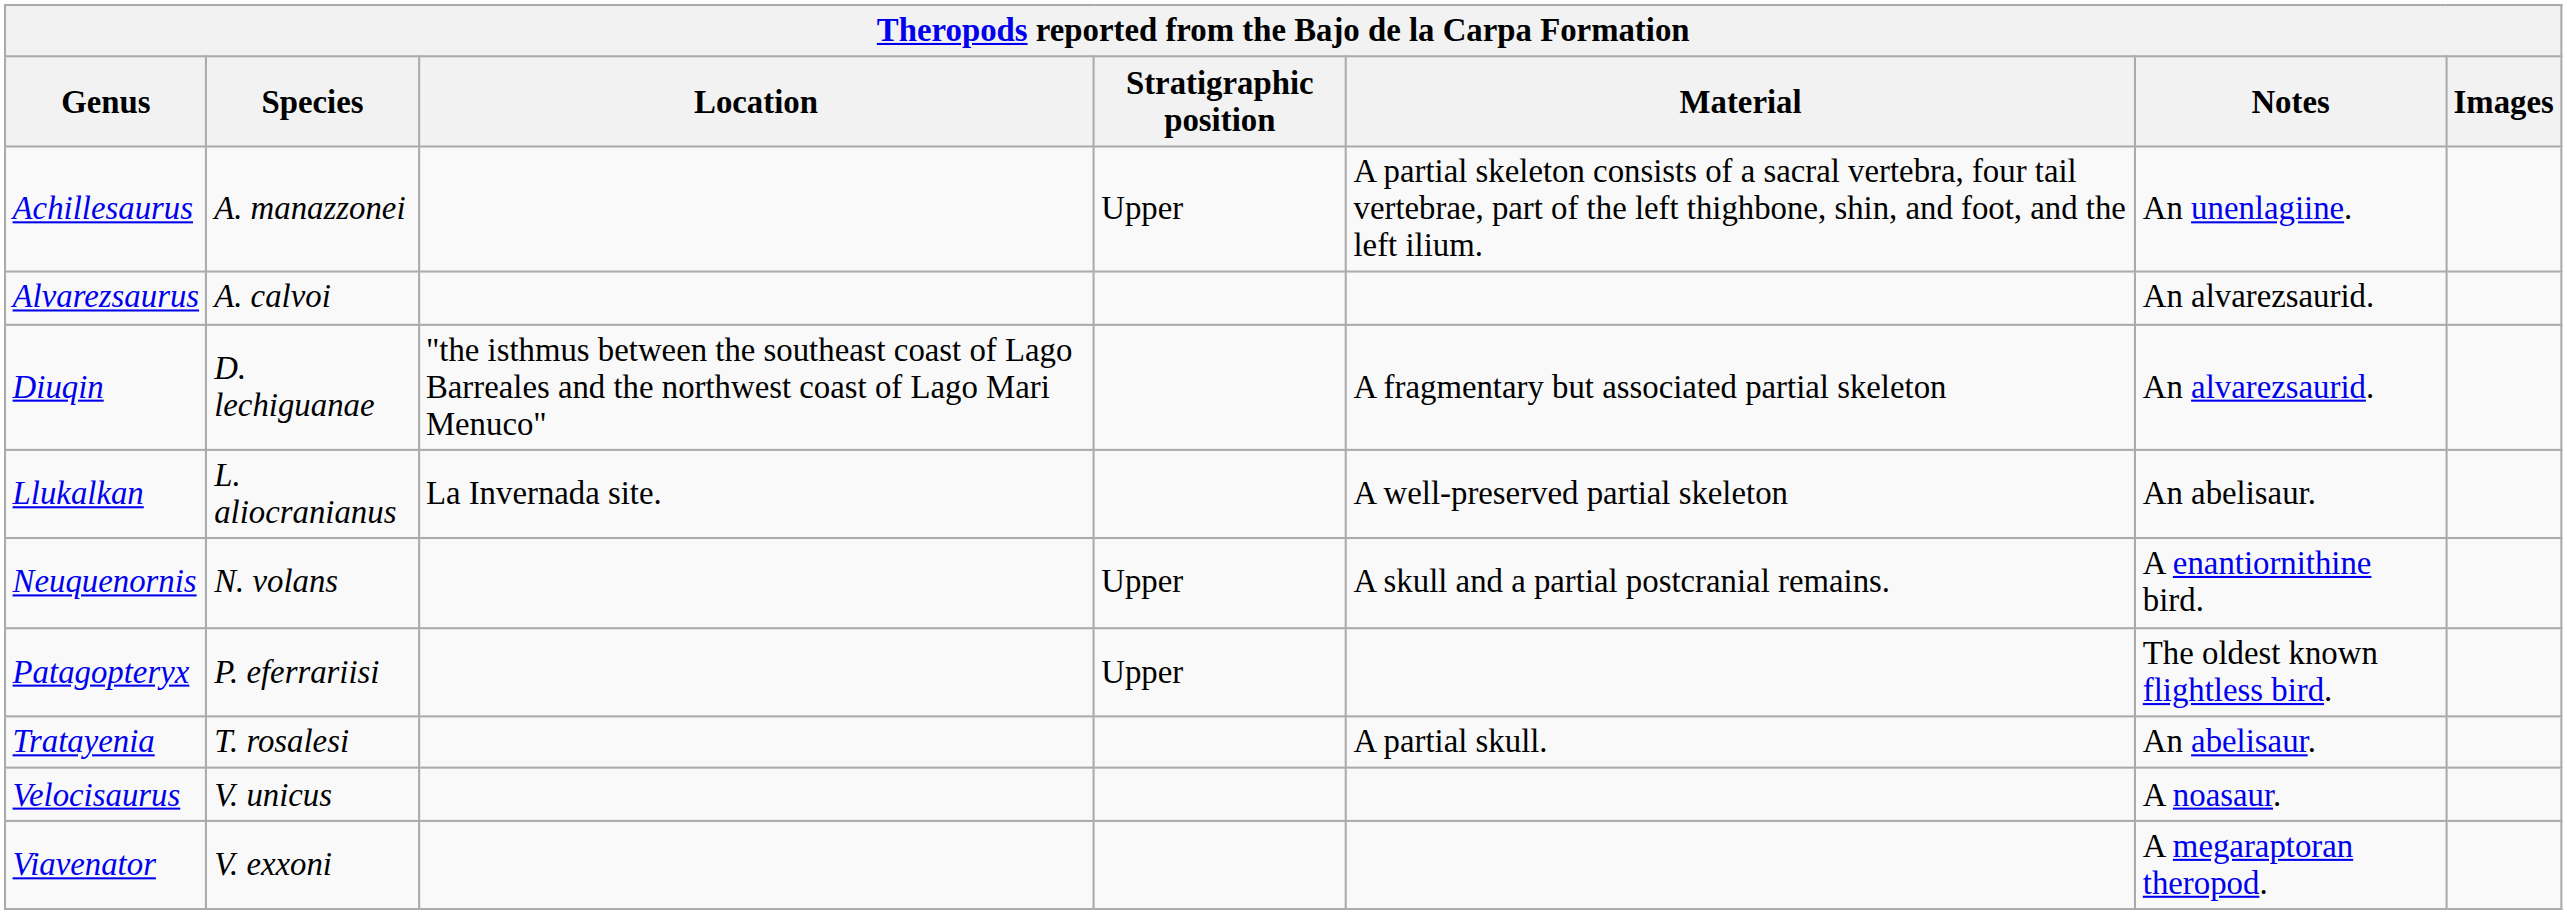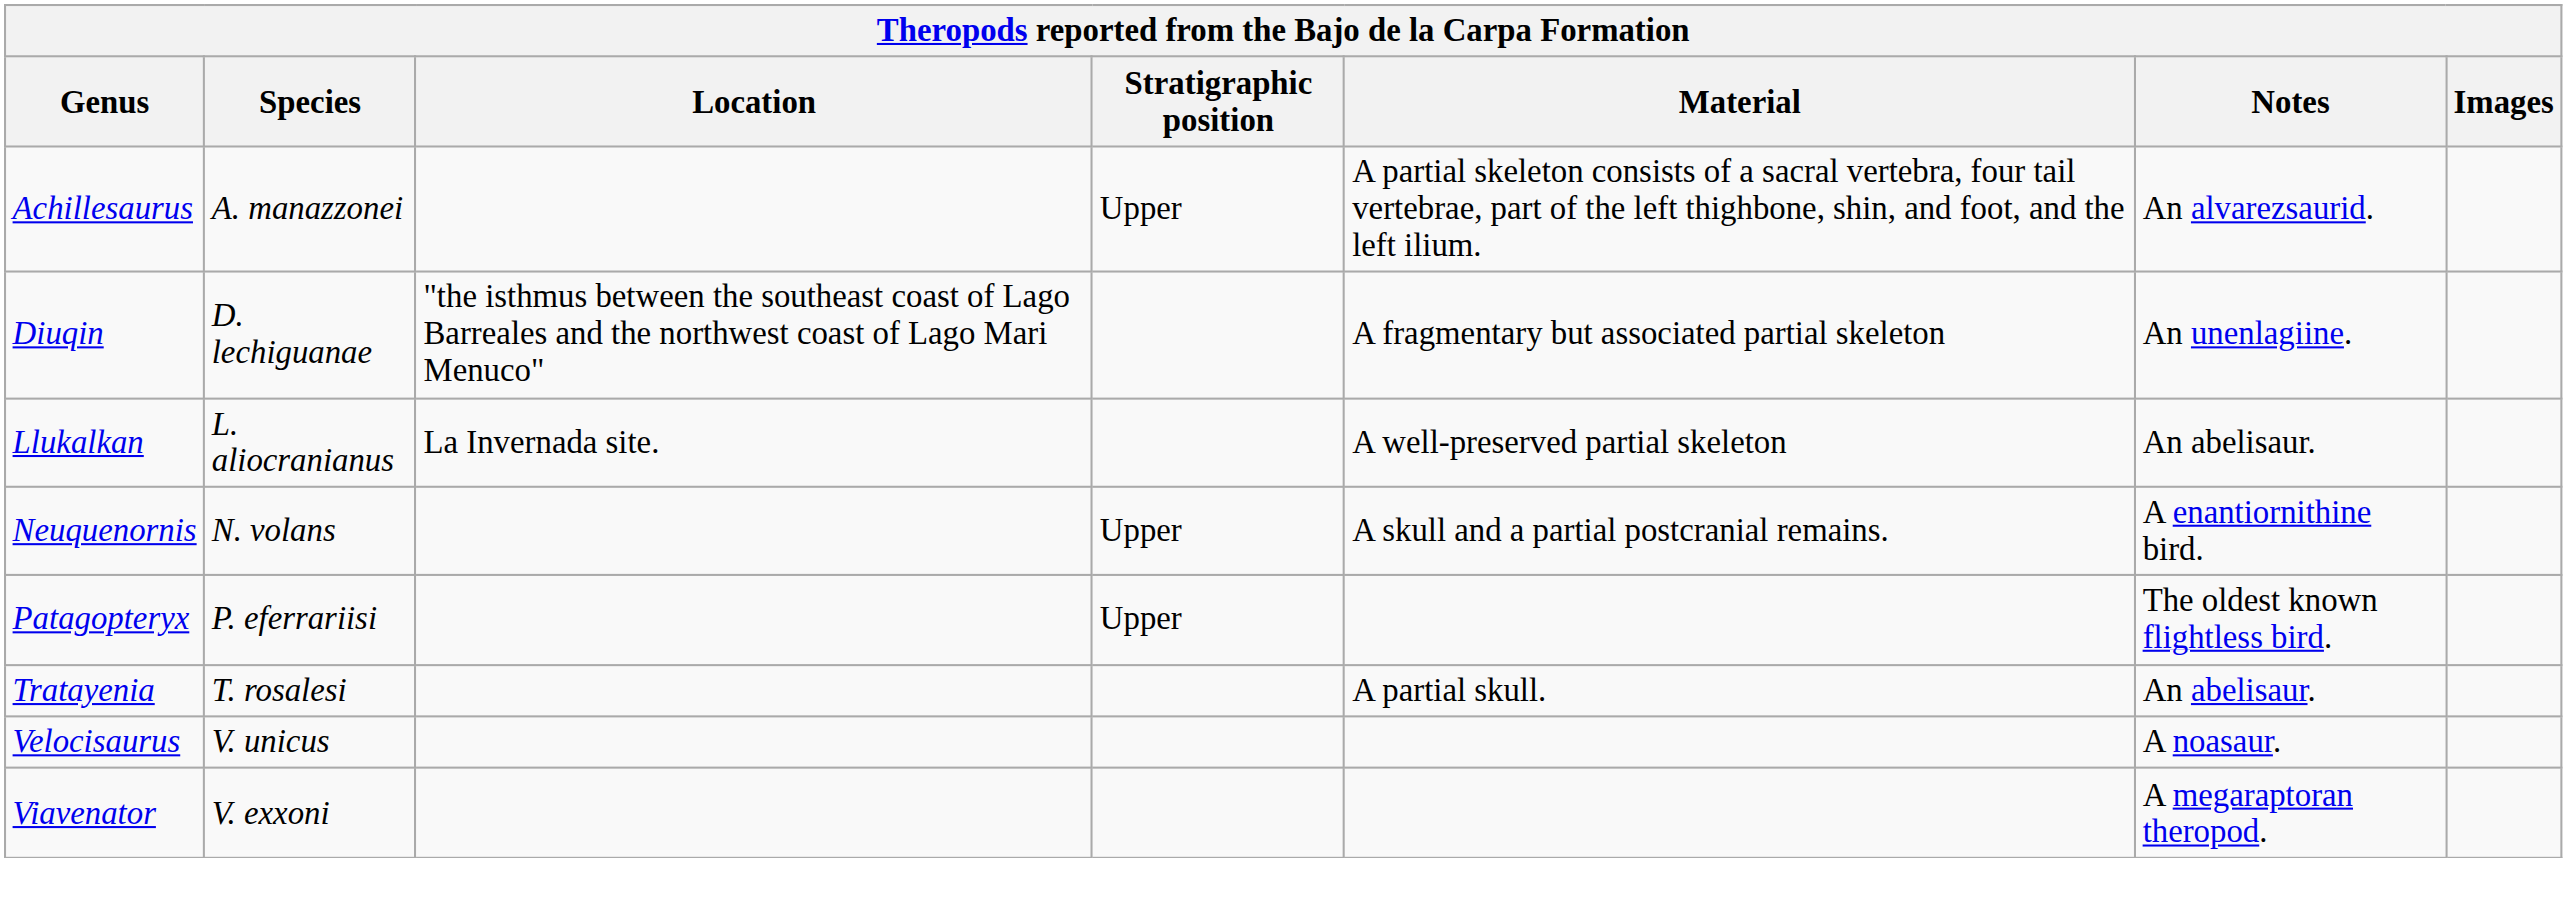(2248, 208) An unenlagiine. -> (2258, 208) An alvarezsaurid.
- row: (106, 297)
(2258, 386) An alvarezsaurid. -> (2247, 334) An unenlagiine.
